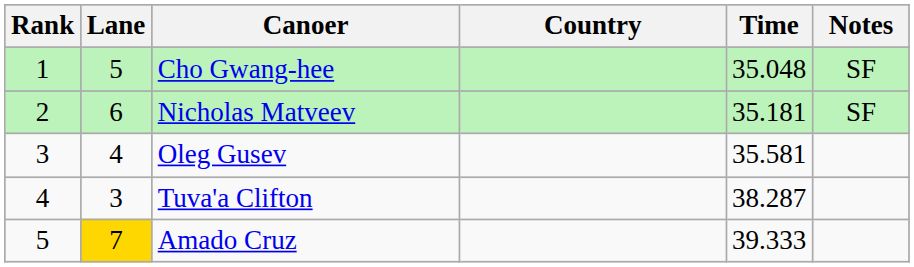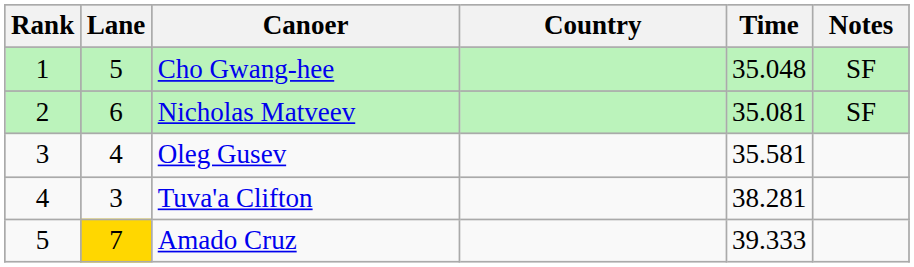(769, 111) 35.181 -> (769, 111) 35.081
(769, 197) 38.287 -> (769, 197) 38.281
